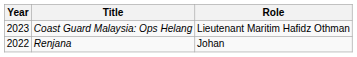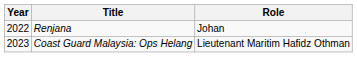rows swapped: (53, 45) <-> (113, 29)
